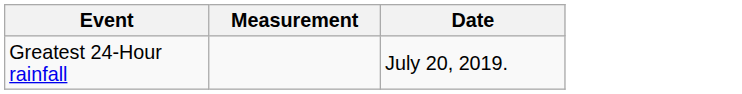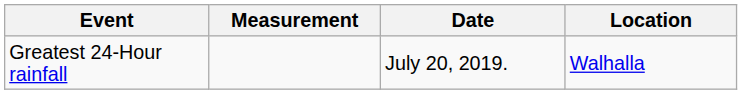+ column: (651, 20)
